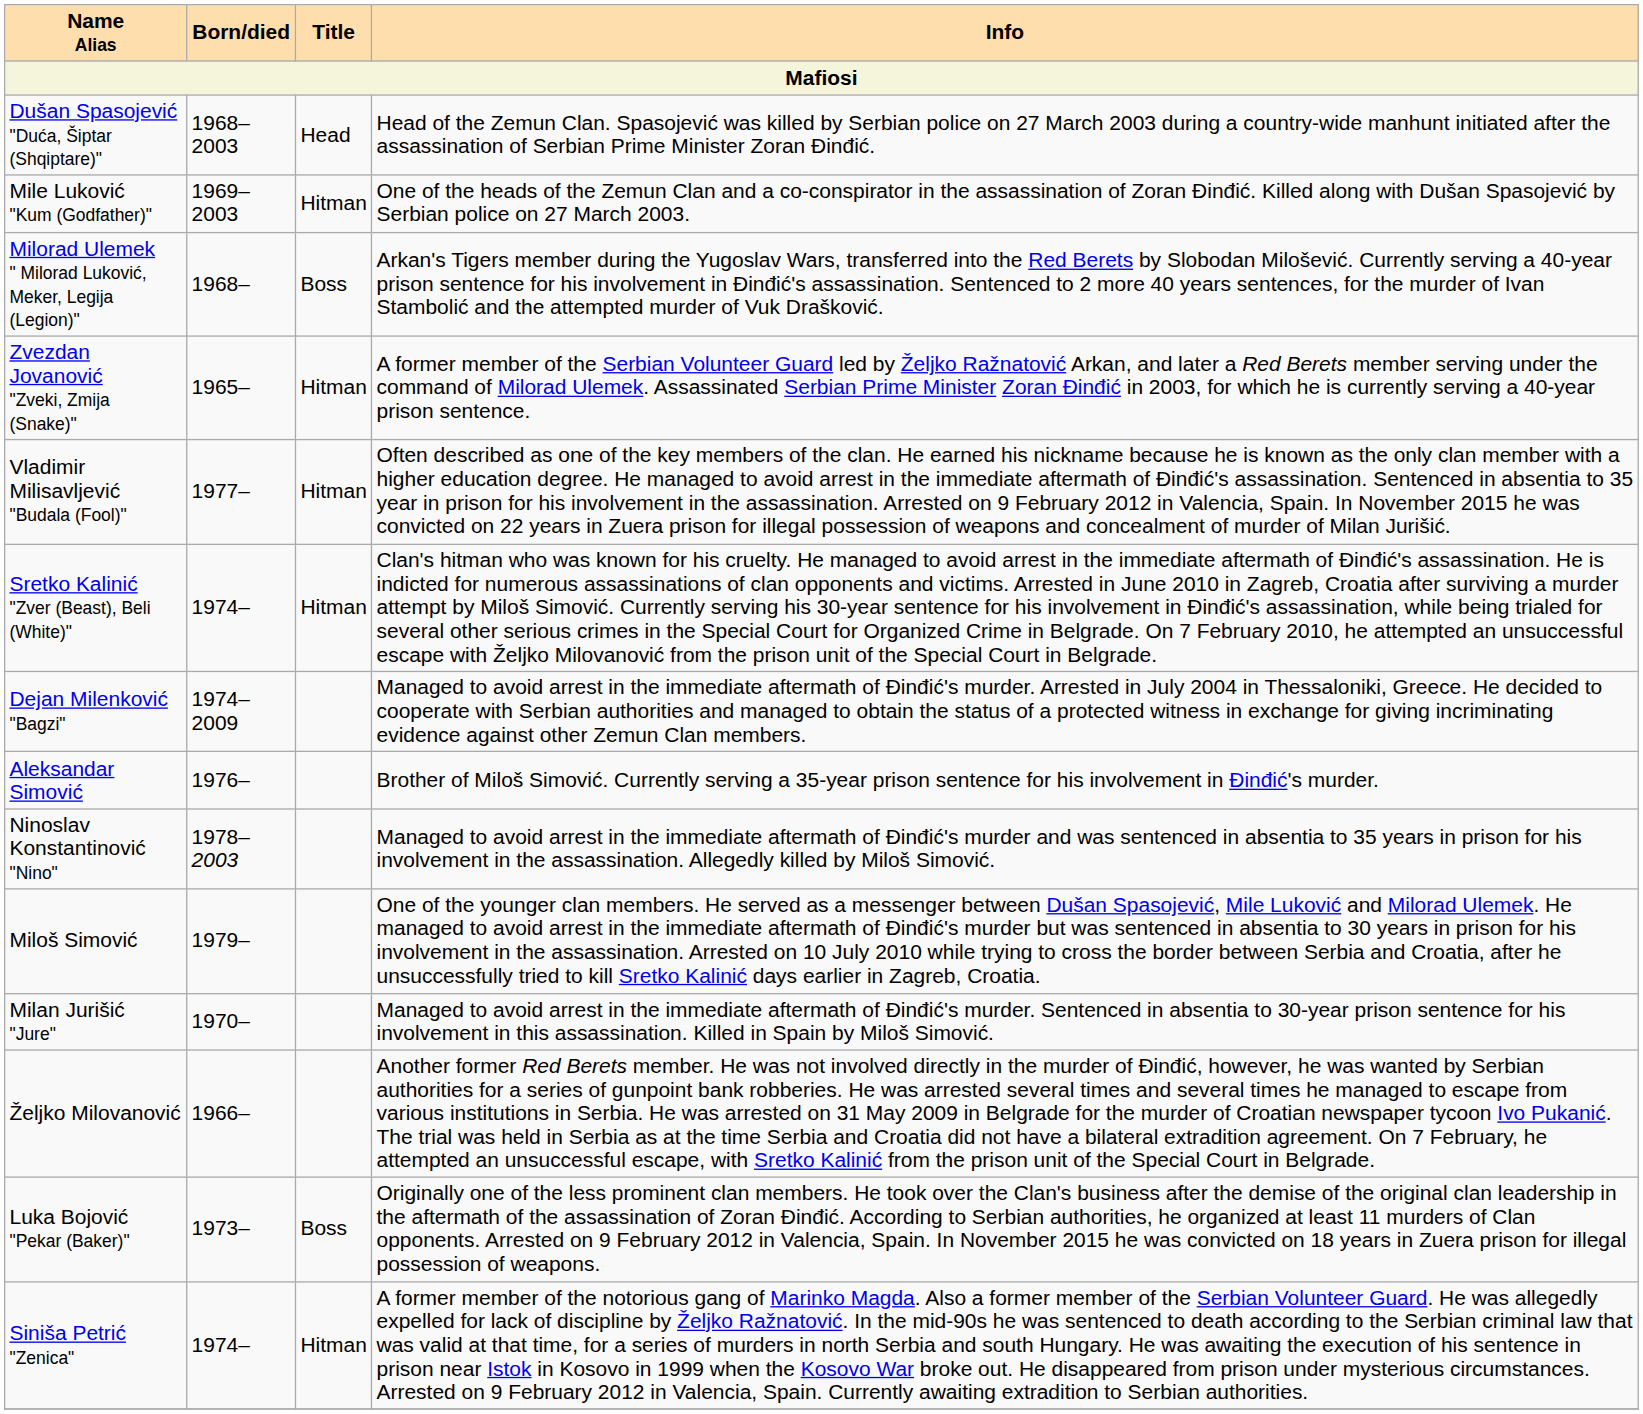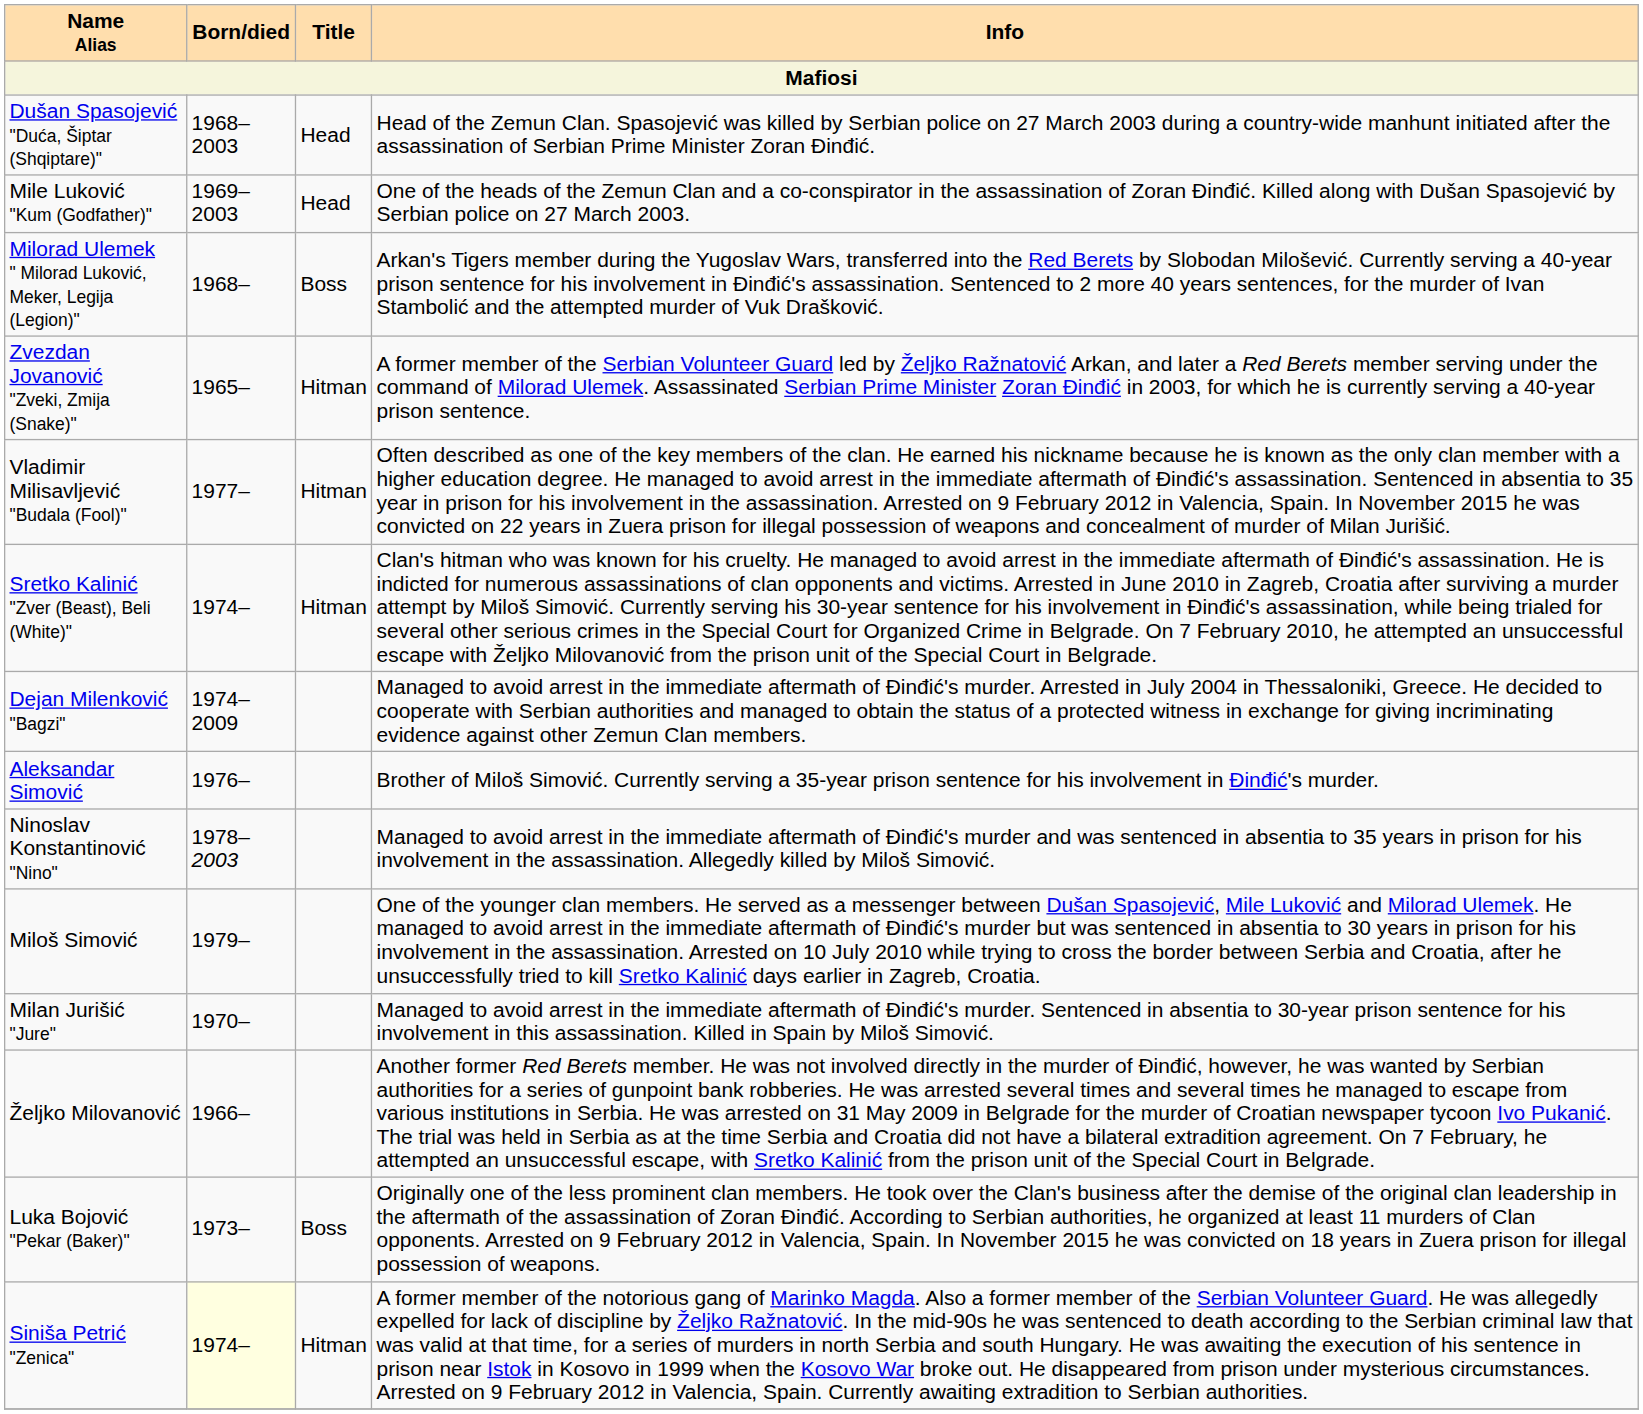(334, 203) Hitman -> (326, 203) Head
(221, 1345) no background -> (221, 1345) lightyellow background
